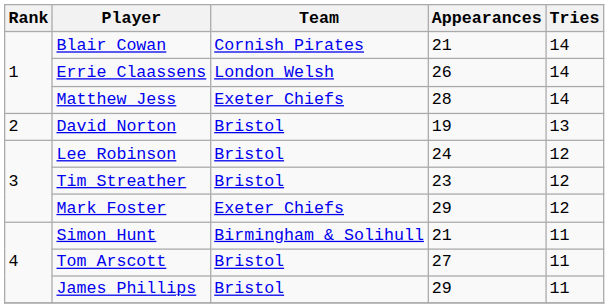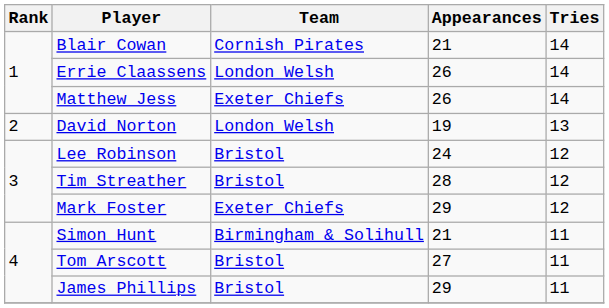(442, 100) 28 -> (442, 100) 26
(249, 127) Bristol -> (274, 127) London Welsh
(442, 181) 23 -> (442, 181) 28
